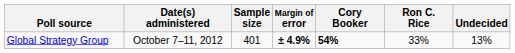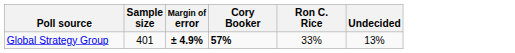- column: (178, 18)
(328, 40) 54% -> (221, 40) 57%
